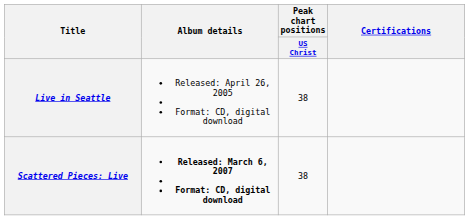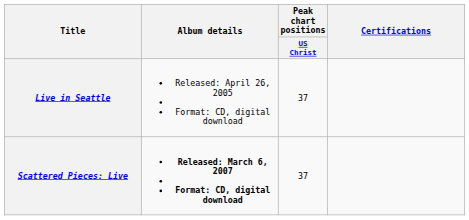(303, 98) 38 -> (303, 98) 37
(303, 176) 38 -> (303, 176) 37
